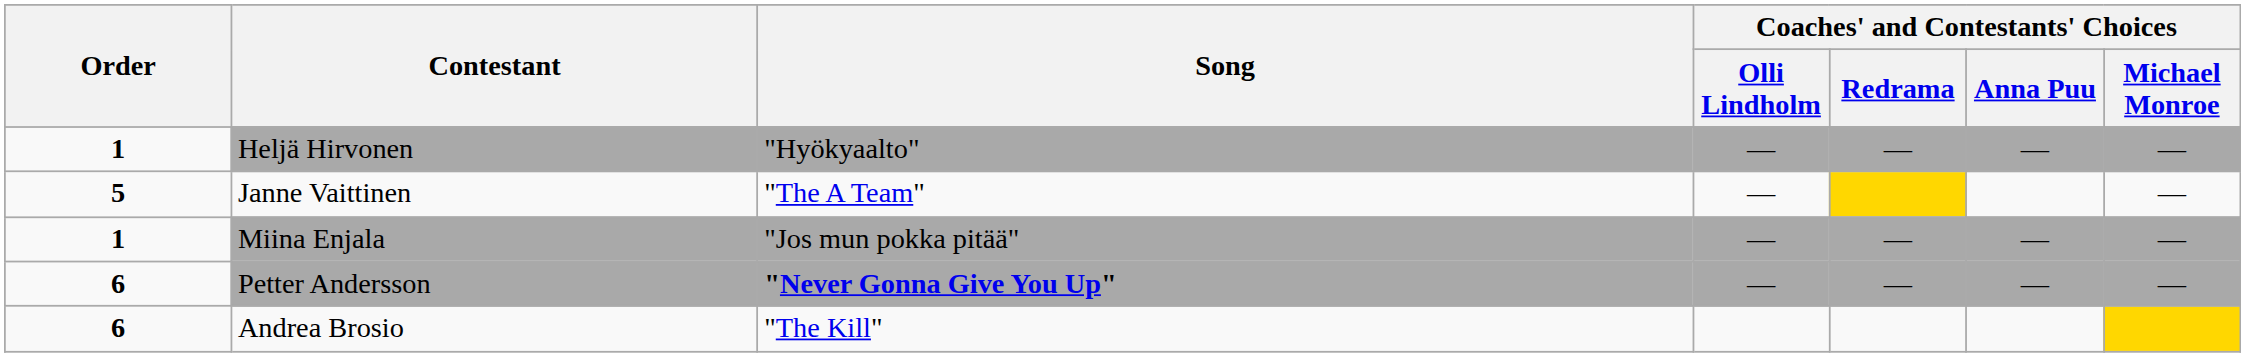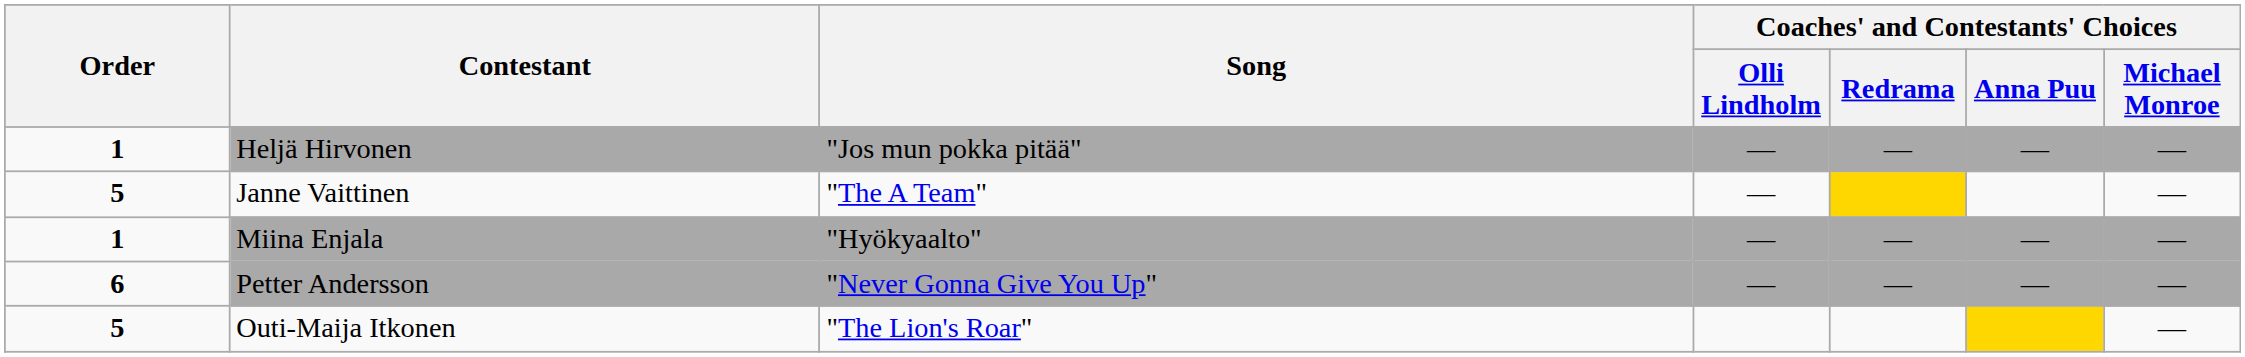(842, 148) "Hyökyaalto" -> (954, 148) "Jos mun pokka pitää"
(892, 238) "Jos mun pokka pitää" -> (904, 238) "Hyökyaalto"
(940, 283) bold -> (992, 283) normal
+ row: (346, 328)
- row: (321, 328)
